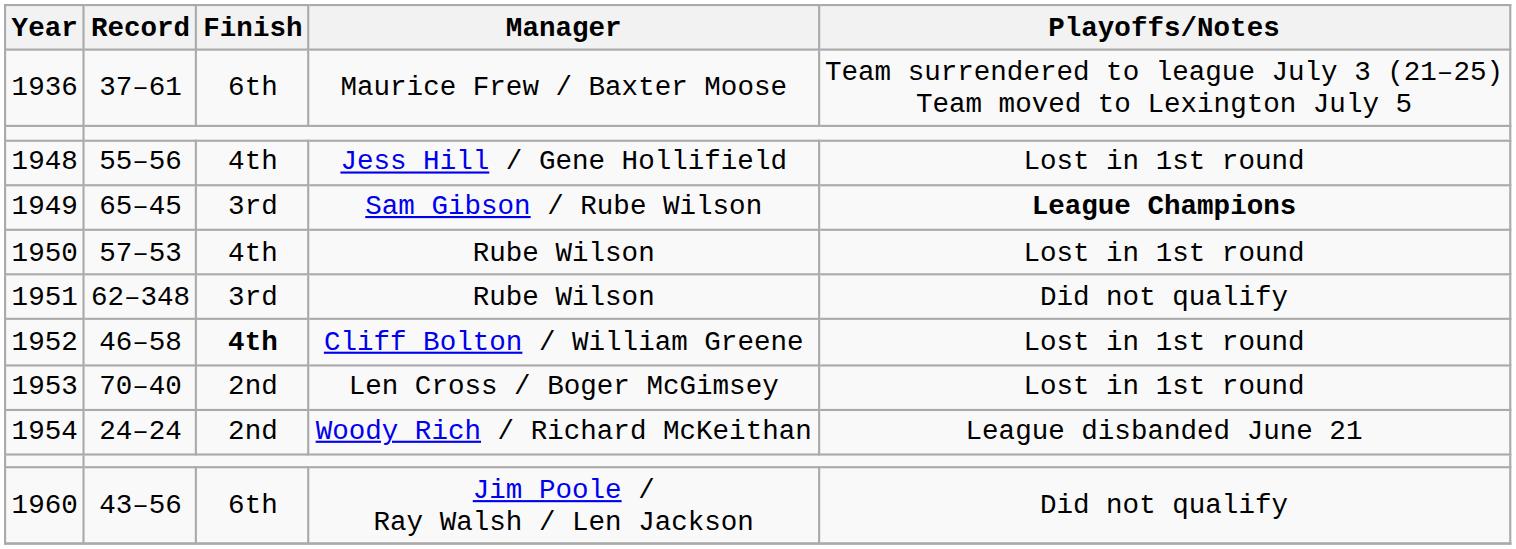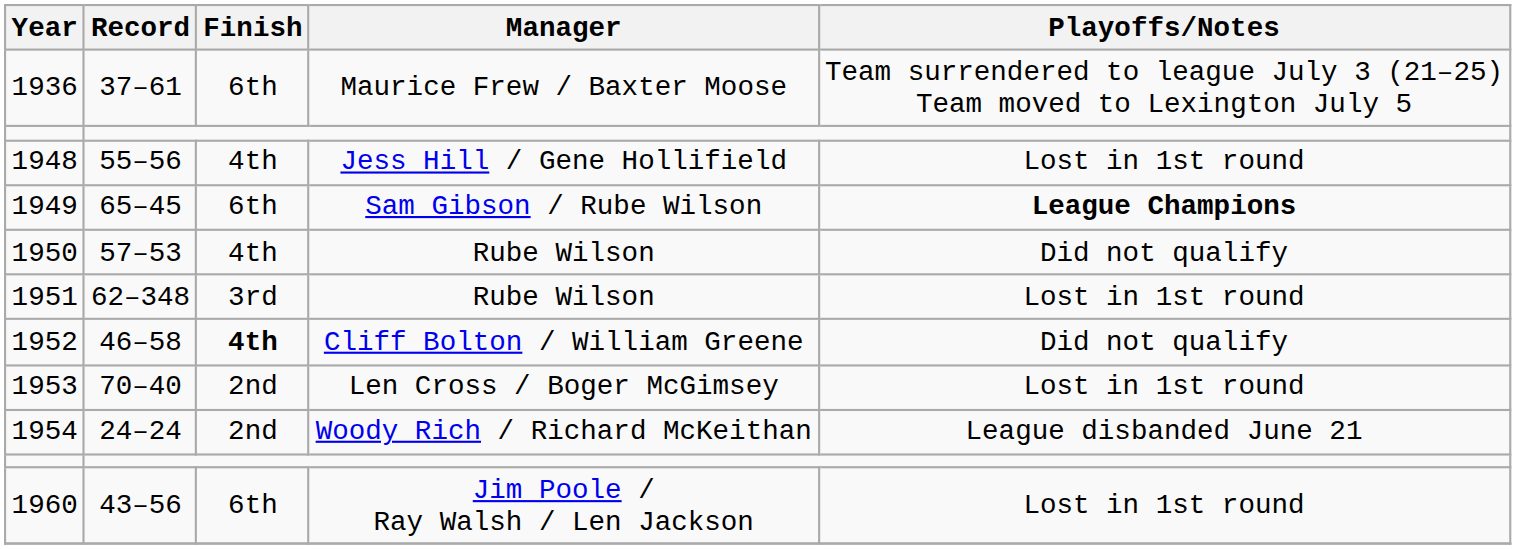(253, 207) 3rd -> (253, 207) 6th
(1164, 252) Lost in 1st round -> (1164, 252) Did not qualify
(1164, 297) Did not qualify -> (1164, 297) Lost in 1st round
(1164, 342) Lost in 1st round -> (1164, 342) Did not qualify
(1164, 506) Did not qualify -> (1164, 506) Lost in 1st round
